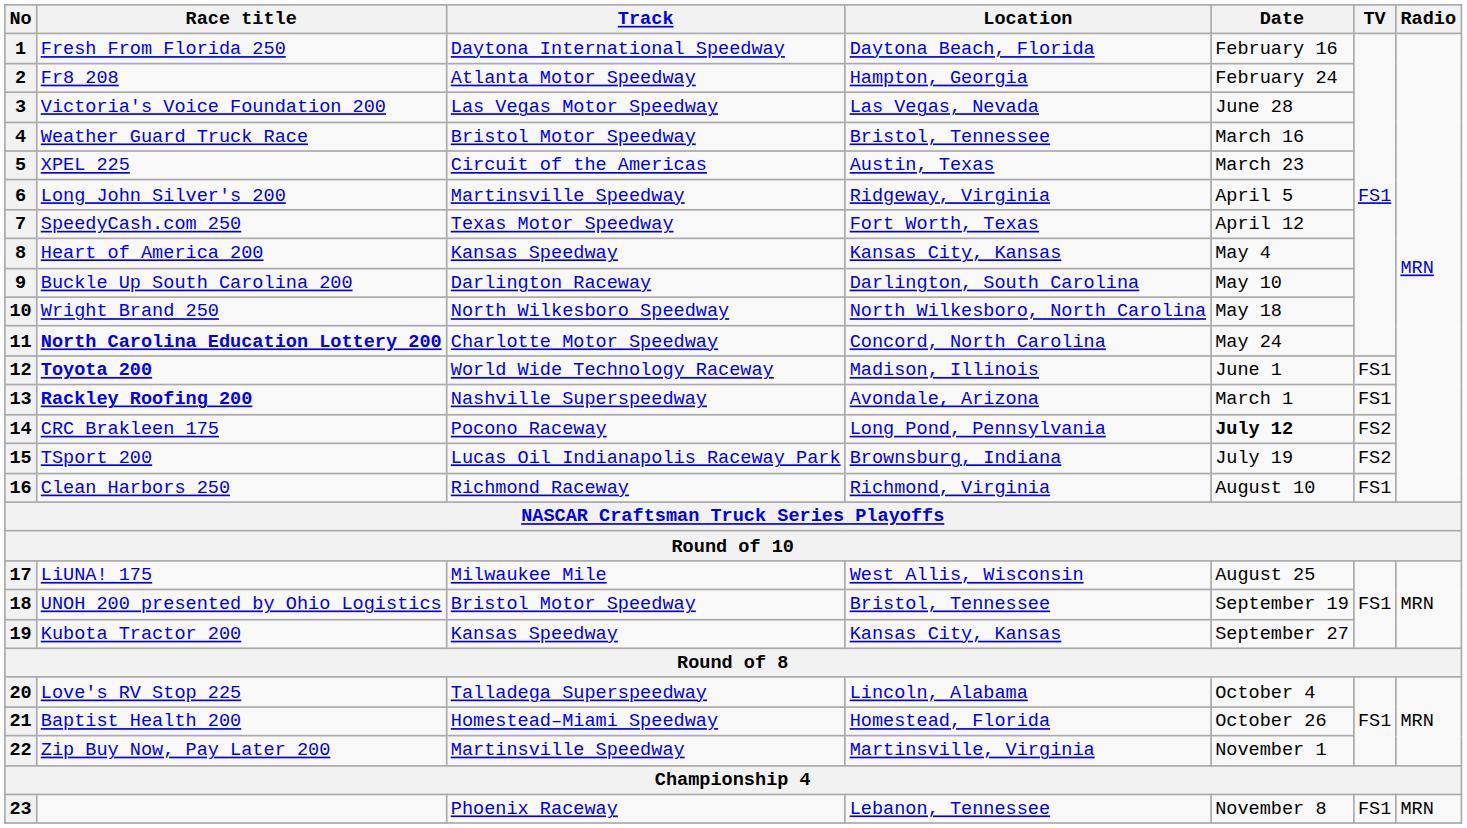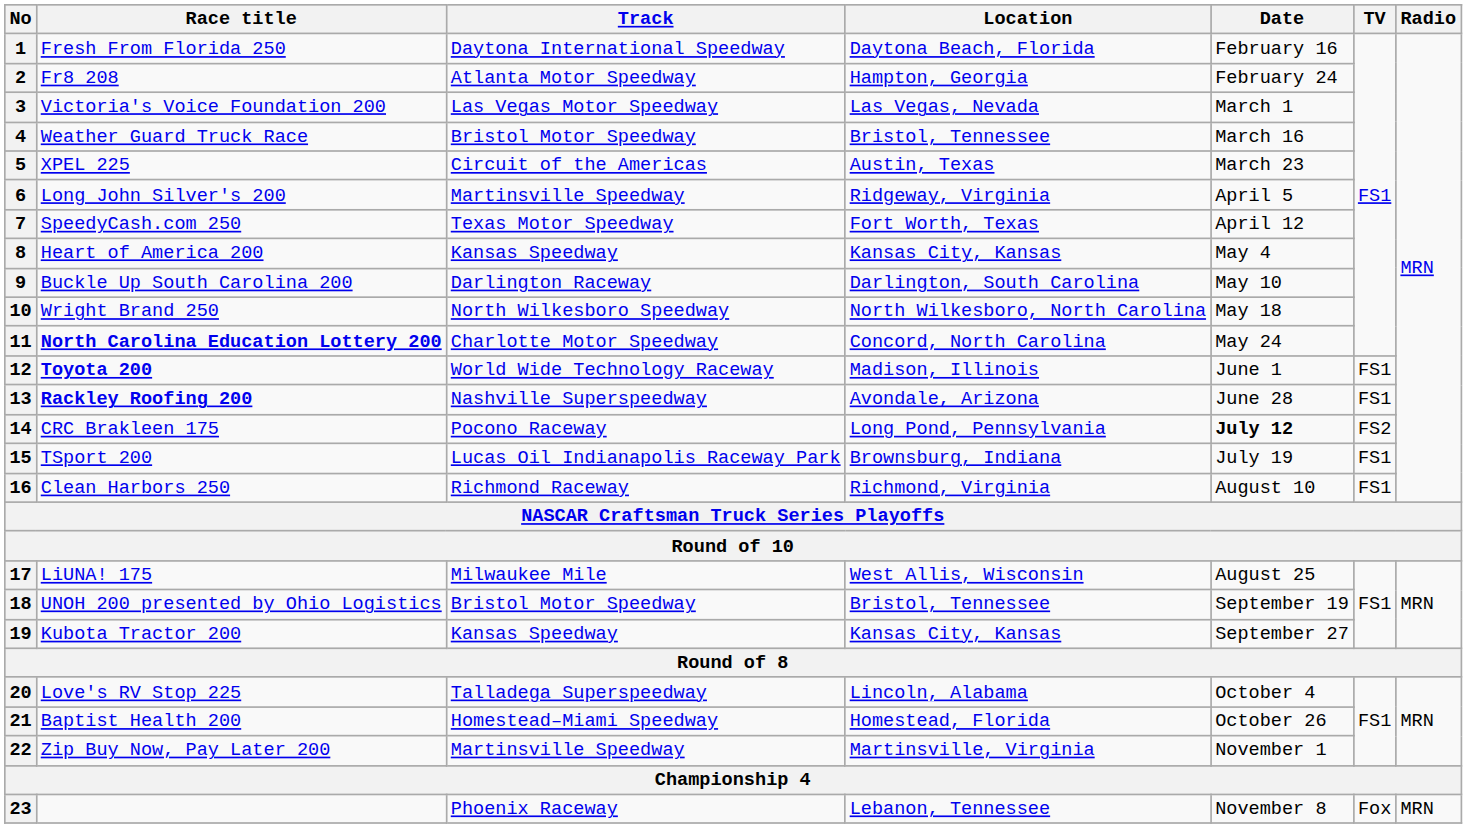(1254, 107) June 28 -> (1254, 107) March 1
(1254, 400) March 1 -> (1254, 400) June 28
(1375, 458) FS2 -> (1375, 458) FS1
(1375, 809) FS1 -> (1375, 809) Fox
